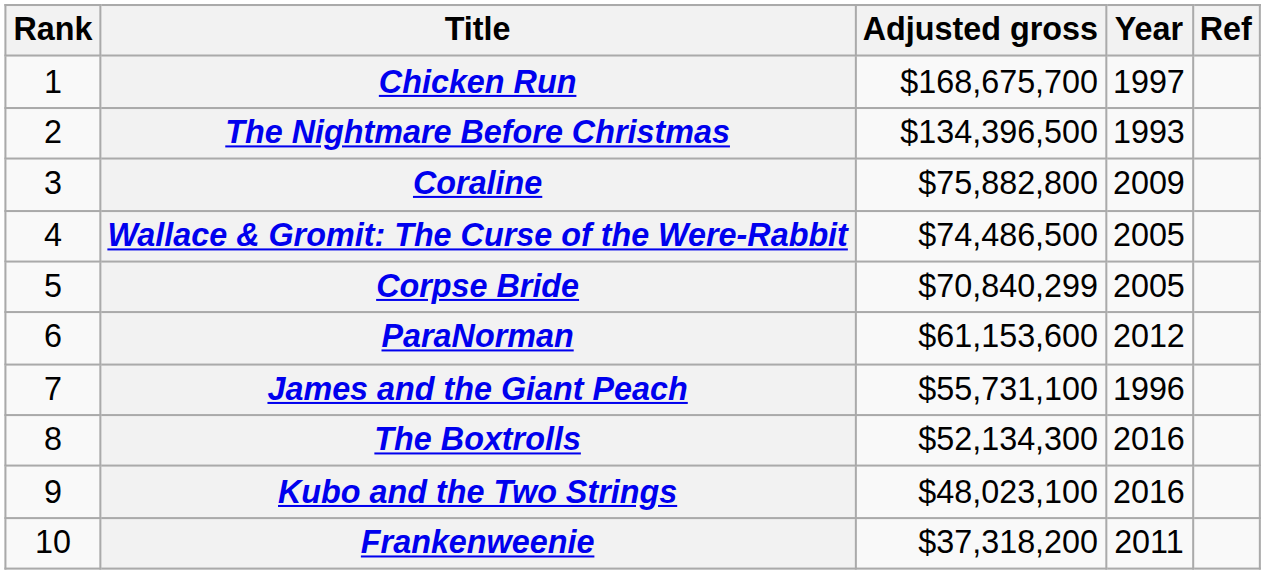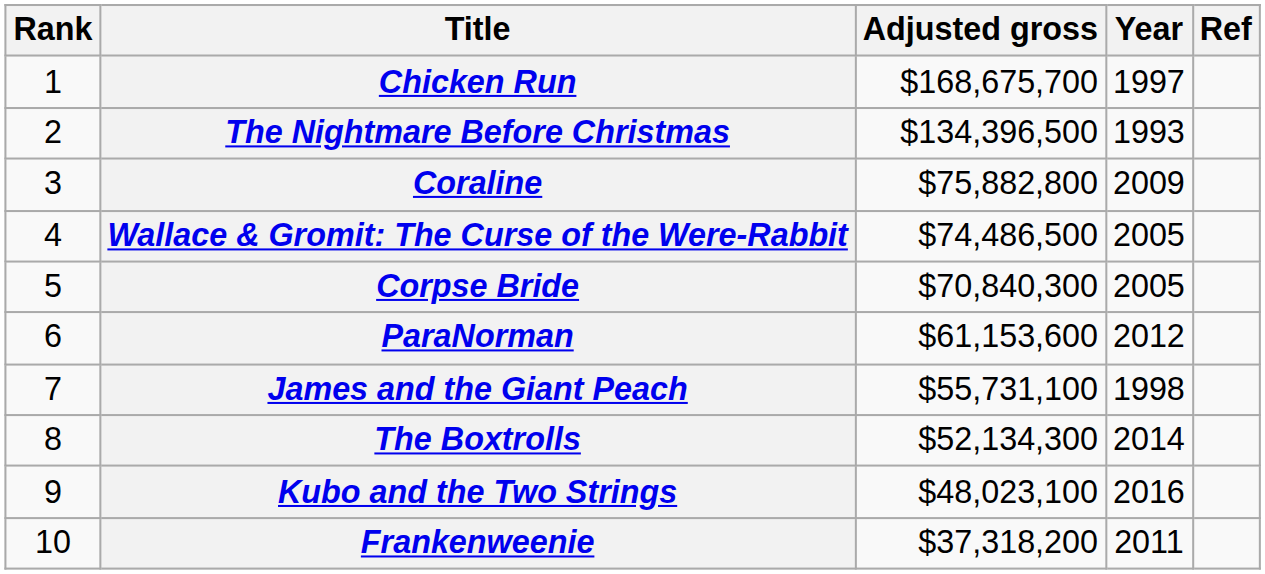(1008, 286) $70,840,299 -> (1008, 286) $70,840,300
(1149, 388) 1996 -> (1149, 388) 1998
(1149, 440) 2016 -> (1149, 440) 2014
